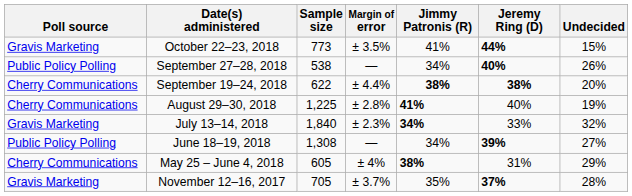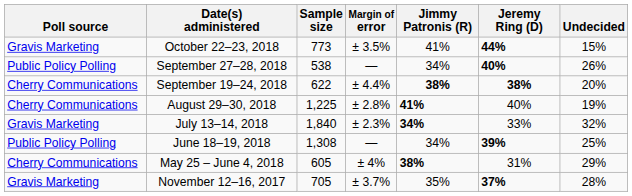(594, 143) 27% -> (594, 143) 25%
